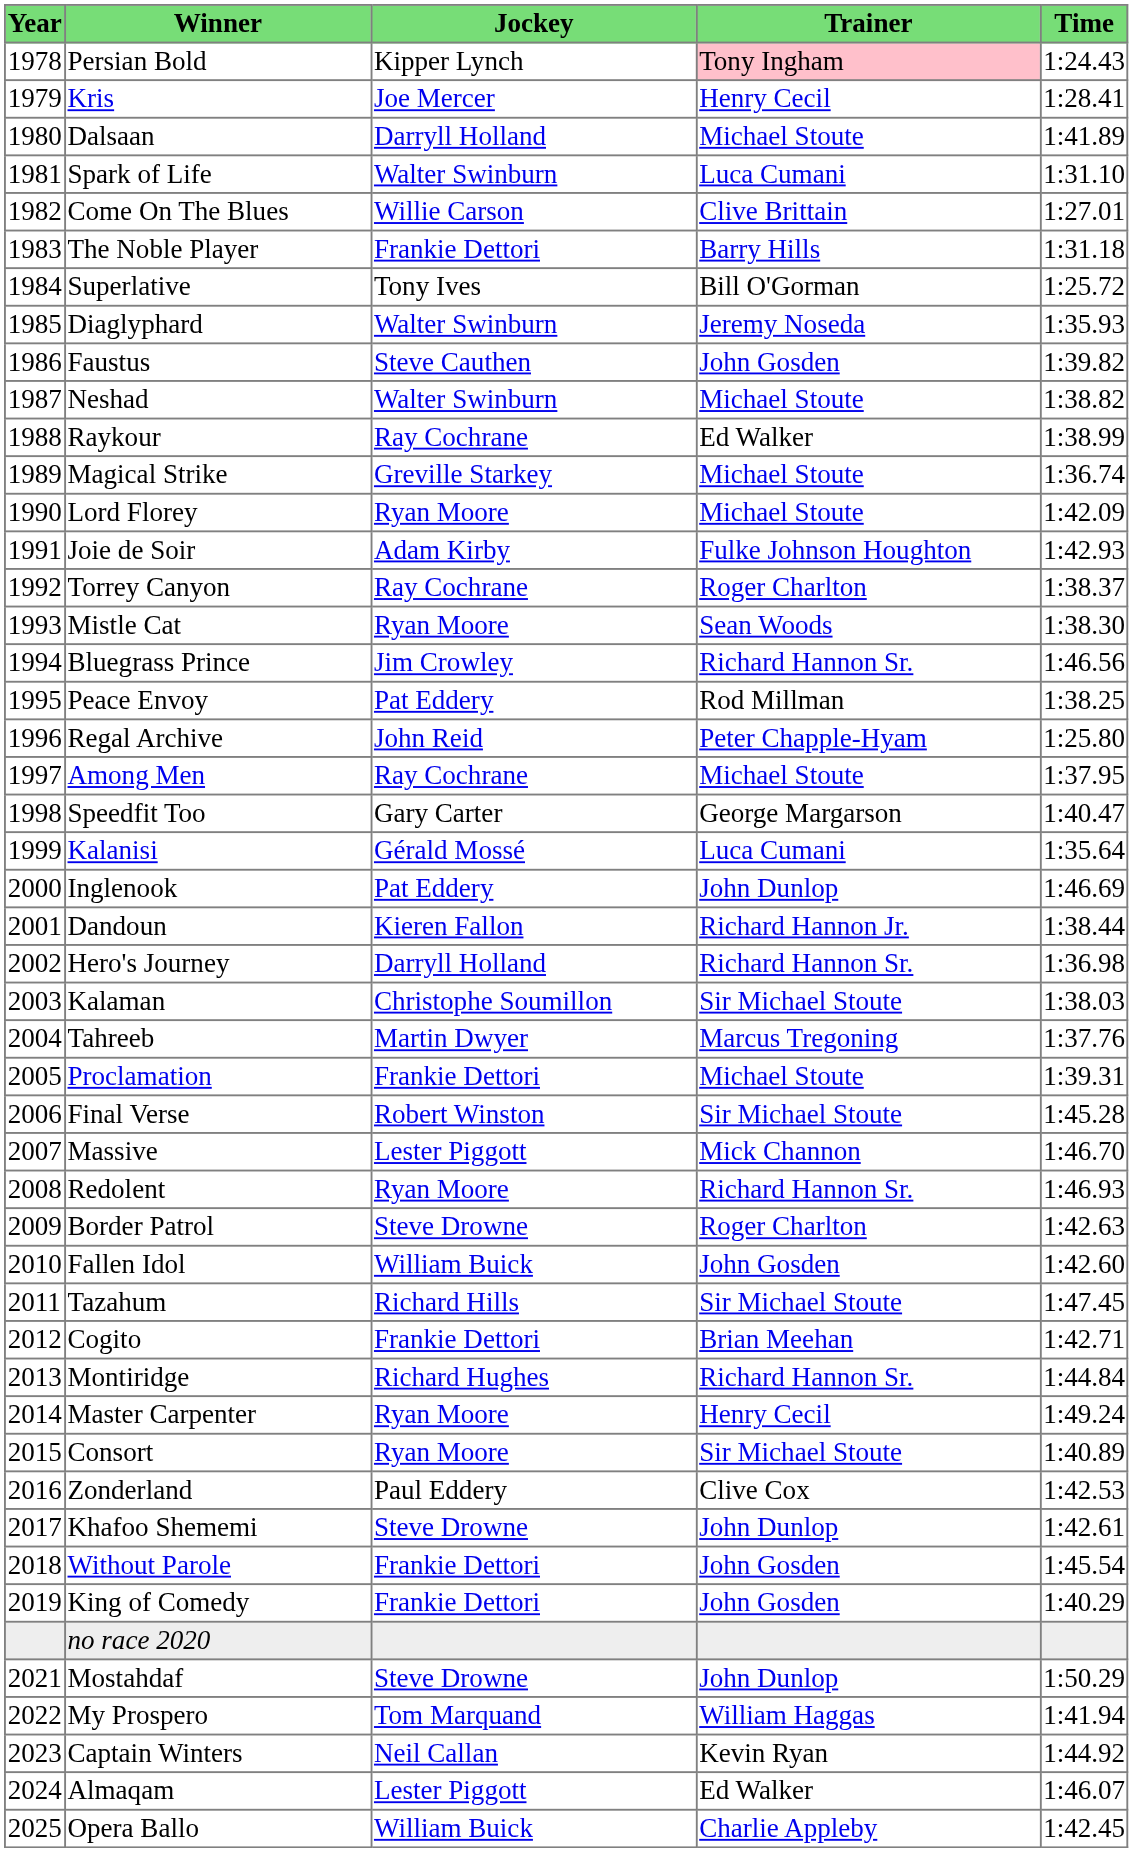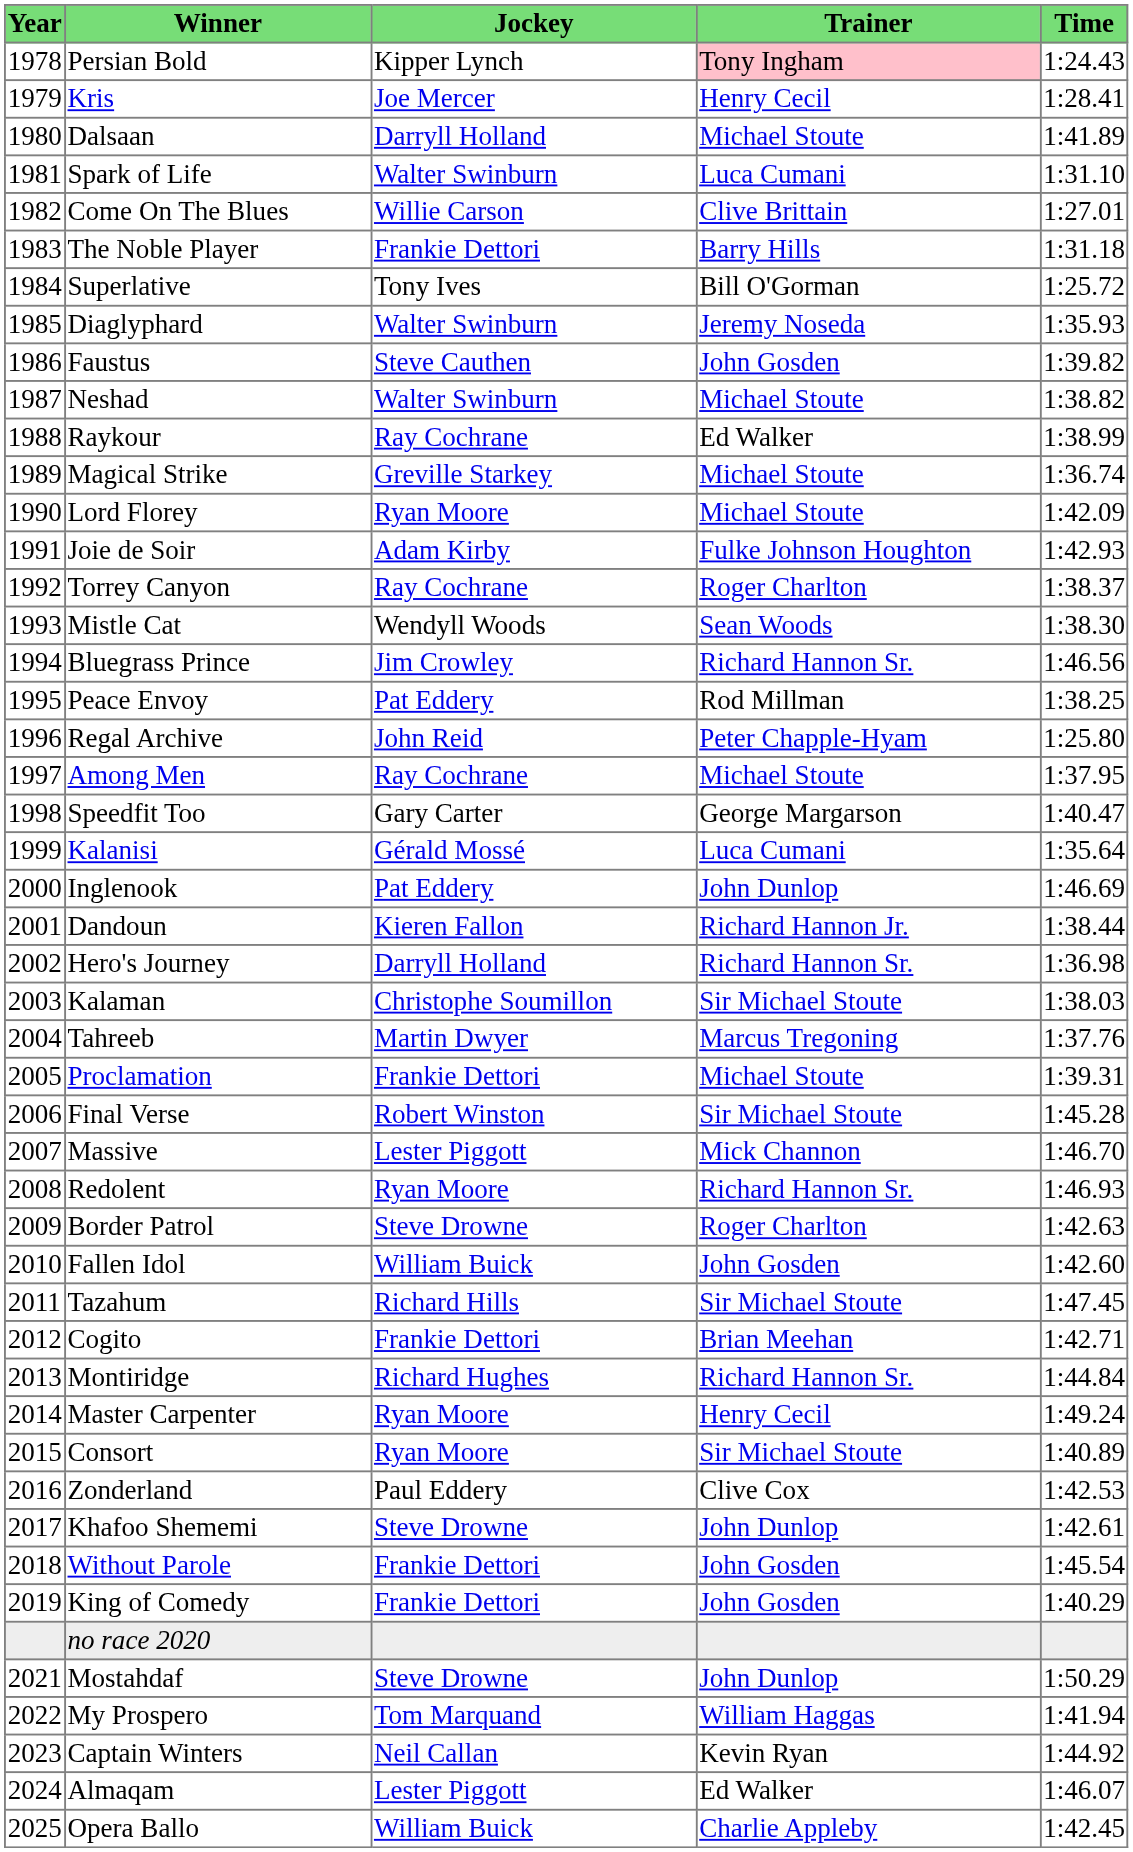(441, 624) Ryan Moore -> (460, 624) Wendyll Woods
